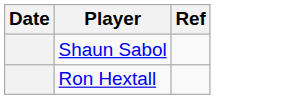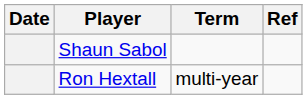+ column: (217, 19)
